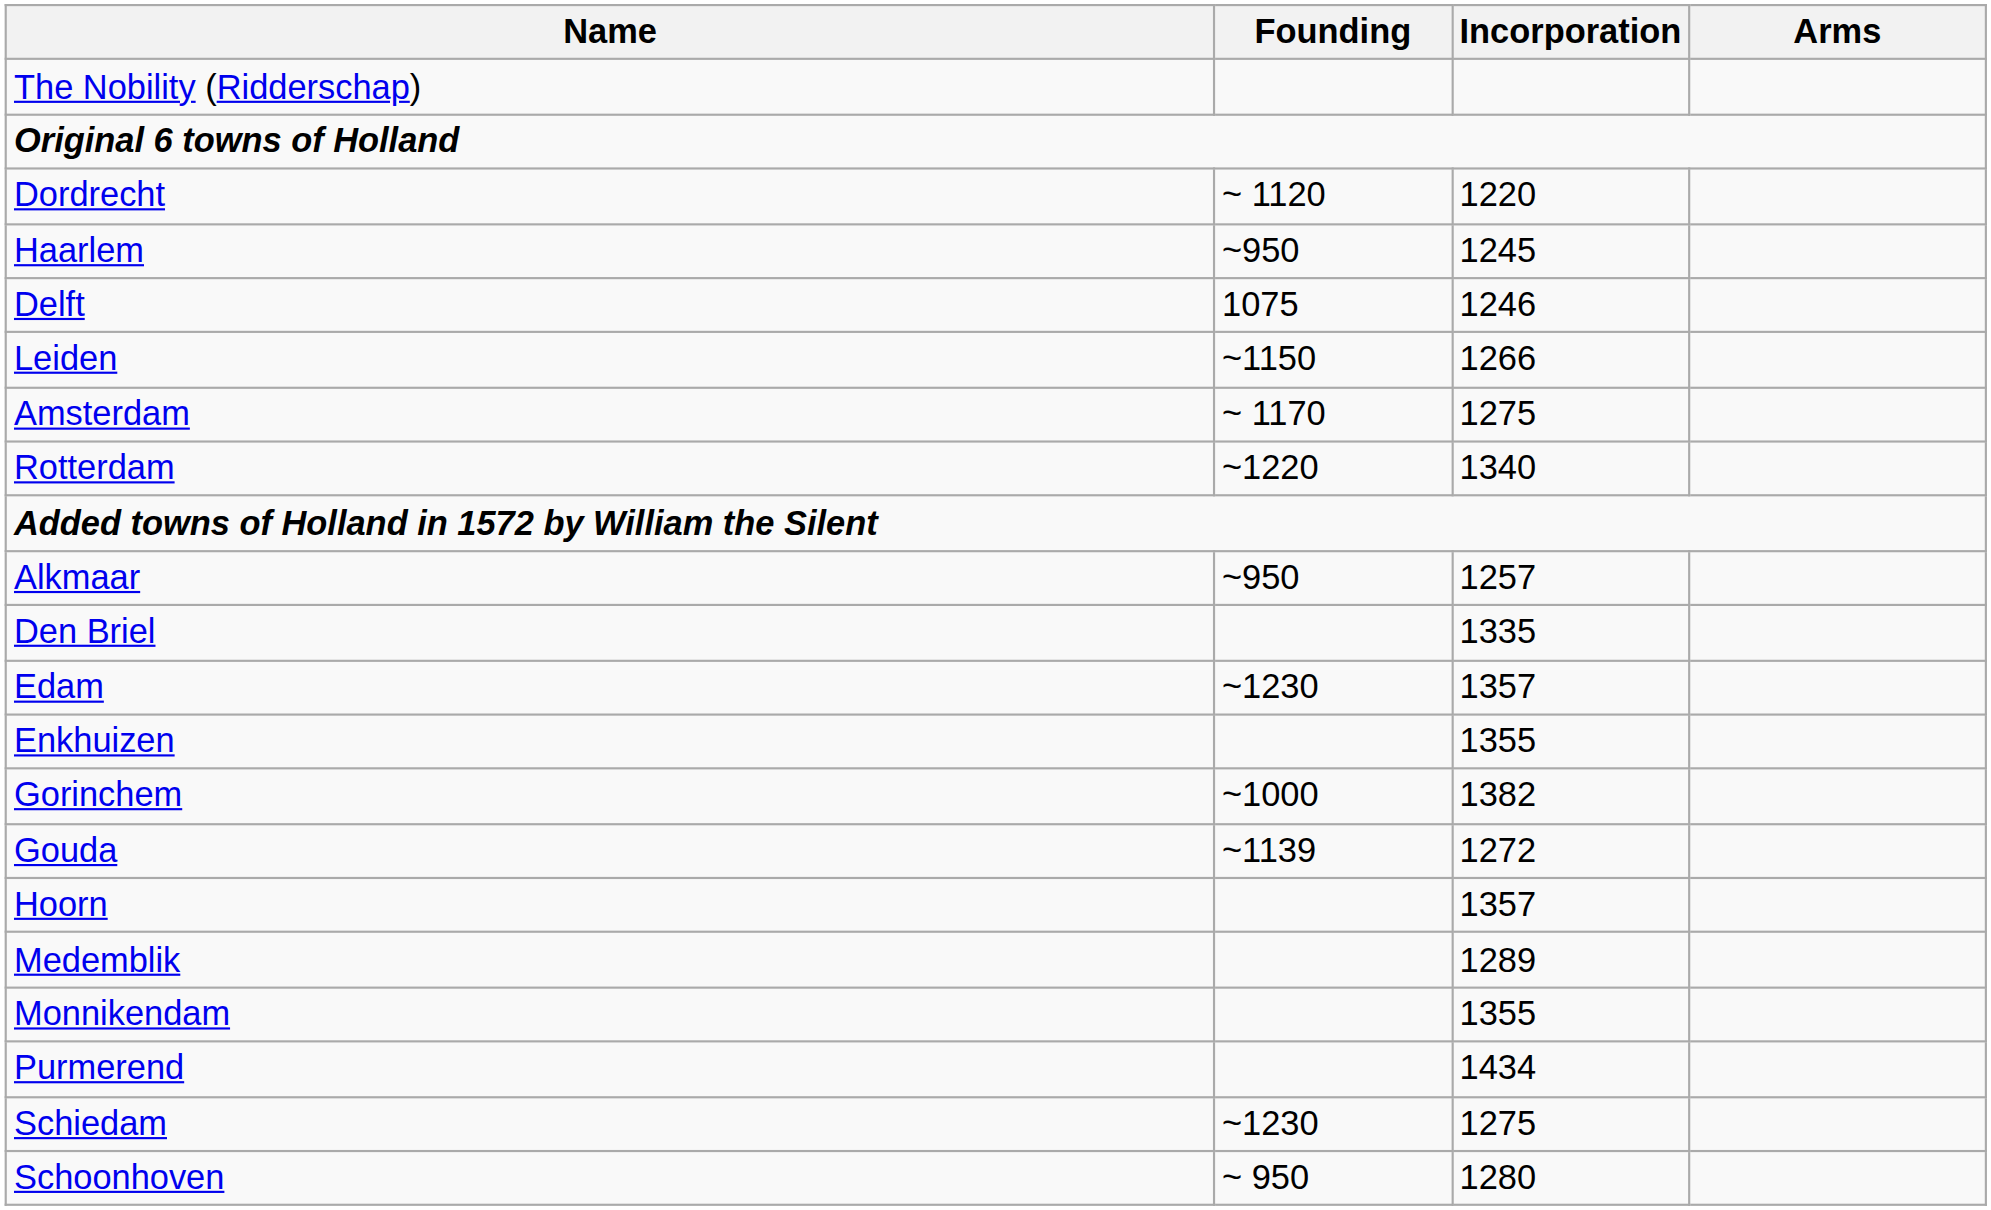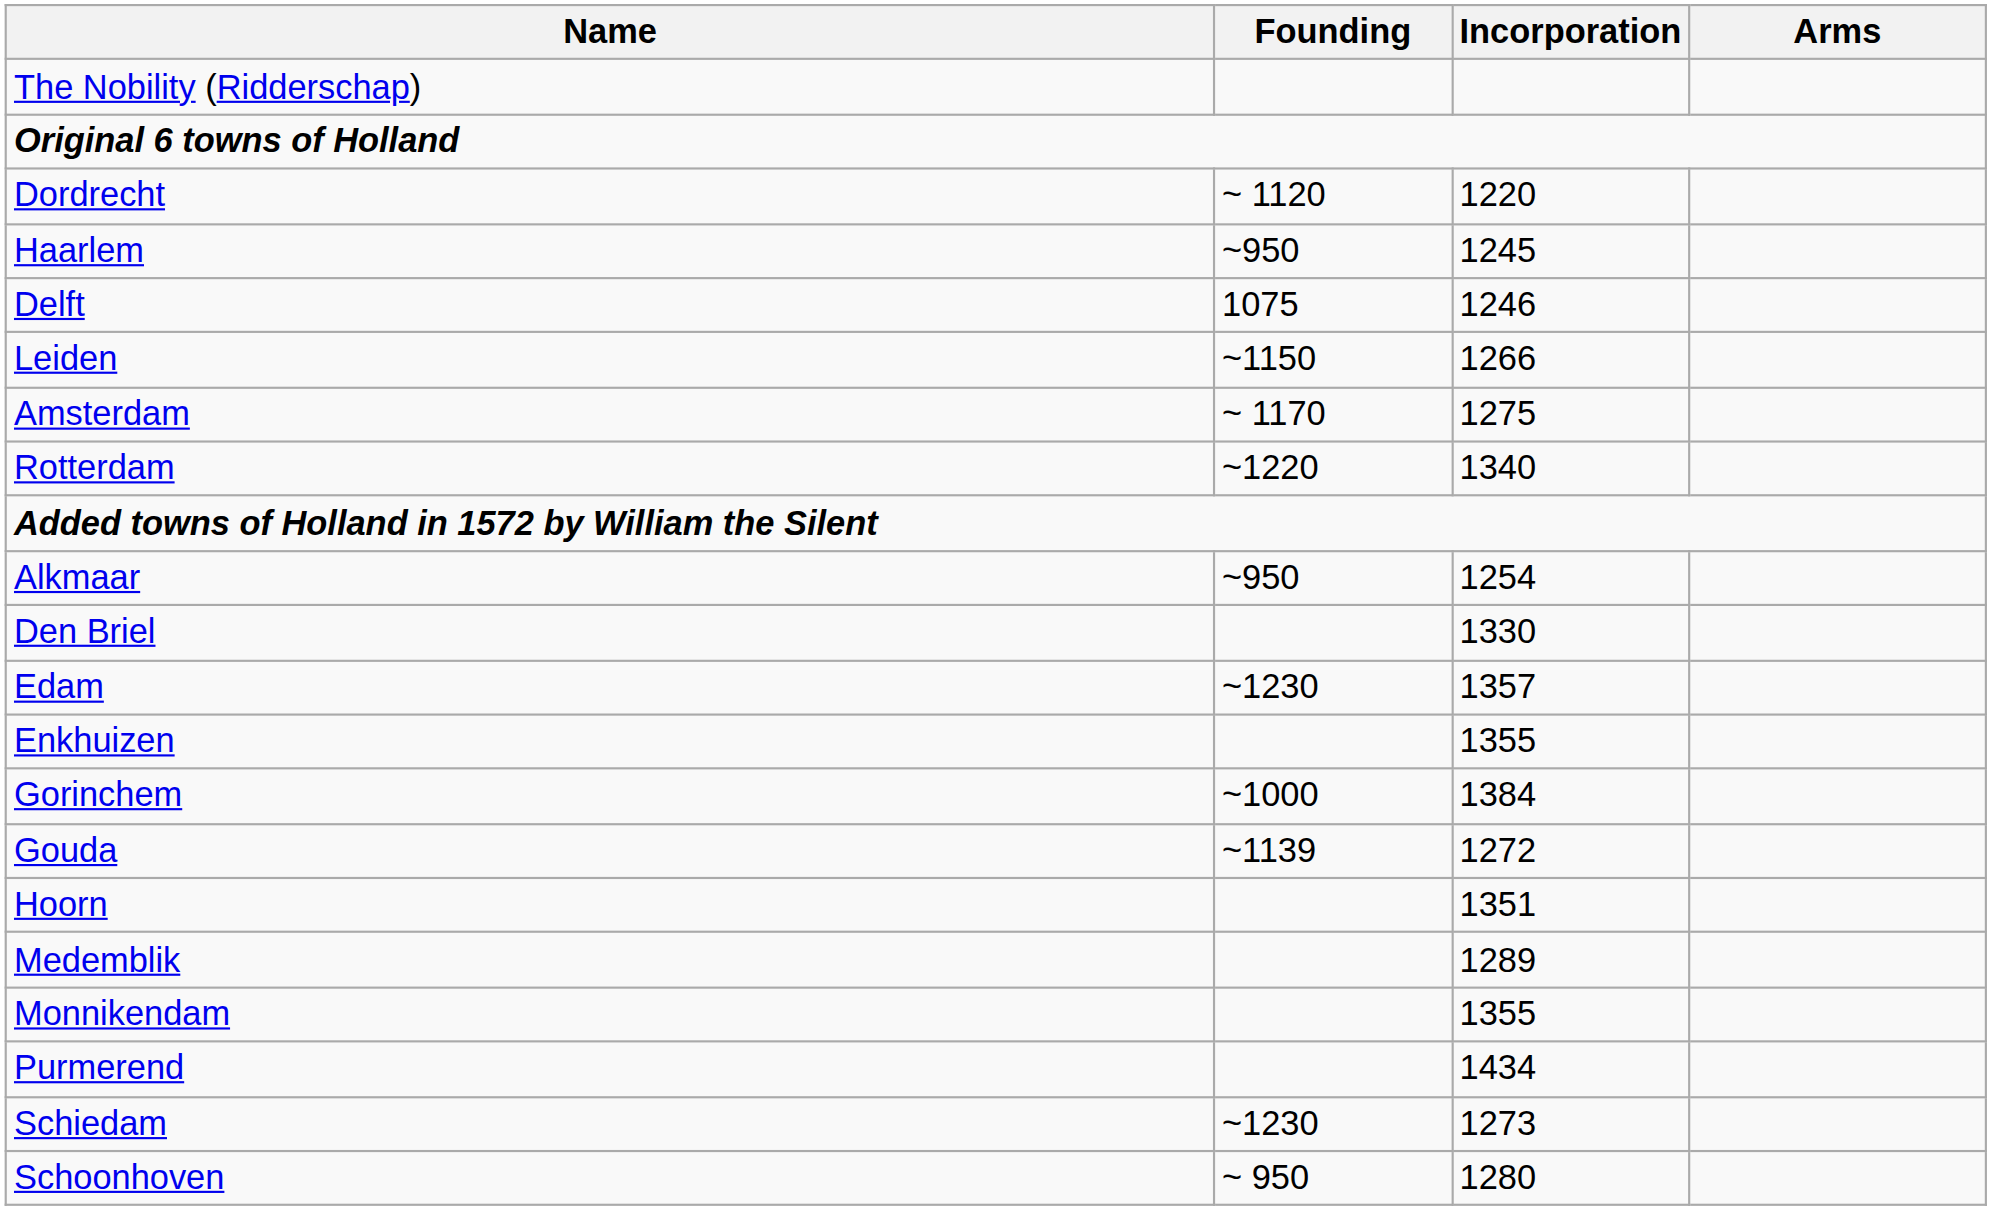(1498, 577) 1257 -> (1498, 577) 1254
(1498, 631) 1335 -> (1498, 631) 1330
(1498, 795) 1382 -> (1498, 795) 1384
(1498, 904) 1357 -> (1498, 904) 1351
(1498, 1122) 1275 -> (1498, 1122) 1273
